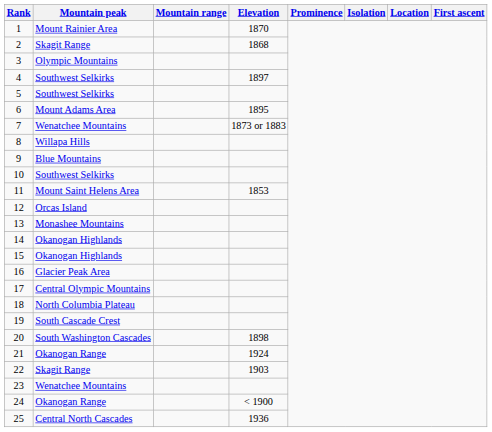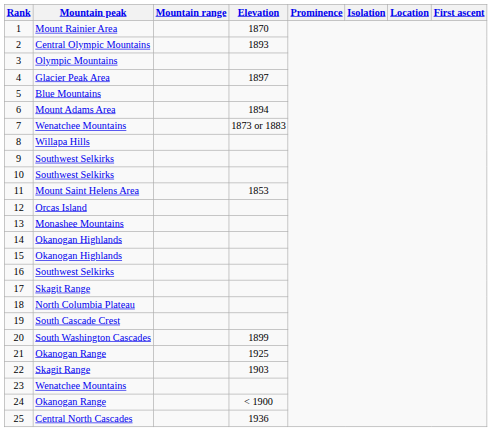(63, 45) Skagit Range -> (93, 45) Central Olympic Mountains
(258, 45) 1868 -> (258, 45) 1893
(75, 77) Southwest Selkirks -> (73, 77) Glacier Peak Area
(75, 93) Southwest Selkirks -> (68, 93) Blue Mountains
(258, 110) 1895 -> (258, 110) 1894
(68, 158) Blue Mountains -> (75, 158) Southwest Selkirks
(73, 272) Glacier Peak Area -> (75, 272) Southwest Selkirks
(93, 288) Central Olympic Mountains -> (63, 288) Skagit Range
(258, 337) 1898 -> (258, 337) 1899
(258, 353) 1924 -> (258, 353) 1925
